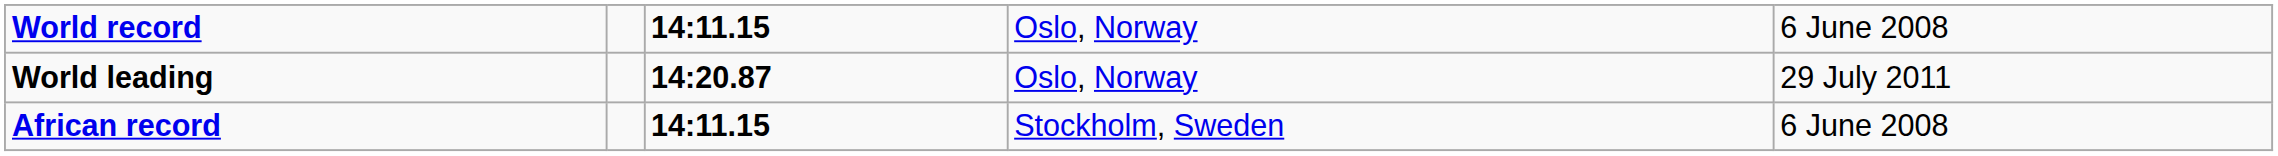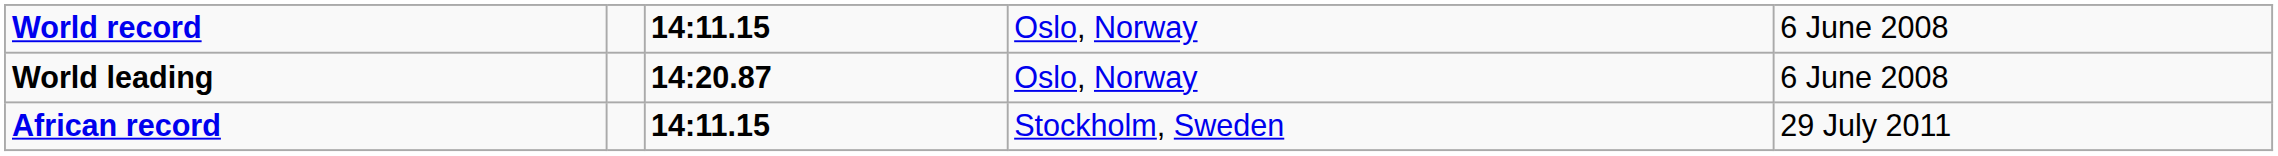(1866, 77) 29 July 2011 -> (1864, 77) 6 June 2008
(1864, 125) 6 June 2008 -> (1866, 125) 29 July 2011
